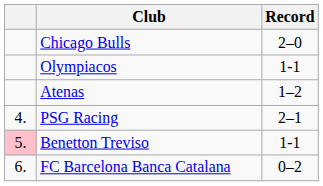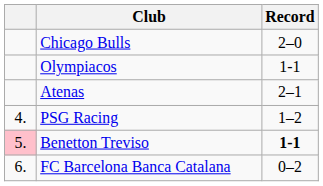(290, 92) 1–2 -> (290, 92) 2–1
(290, 117) 2–1 -> (290, 117) 1–2
(290, 142) normal -> (290, 142) bold
